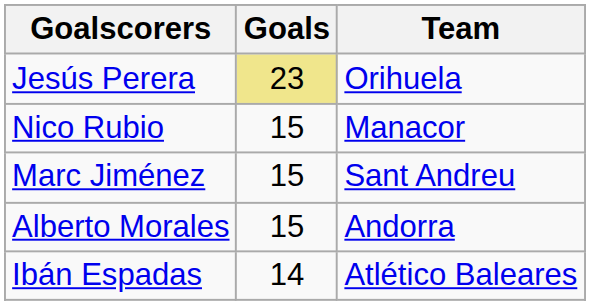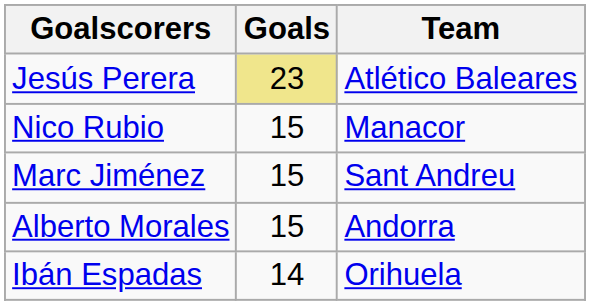(403, 78) Orihuela -> (461, 78) Atlético Baleares
(461, 275) Atlético Baleares -> (403, 275) Orihuela
